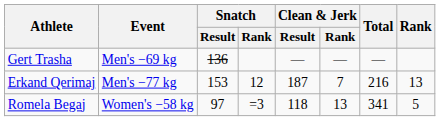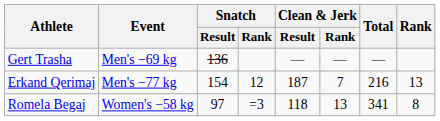(218, 82) 153 -> (218, 82) 154
(416, 105) 5 -> (416, 105) 8
